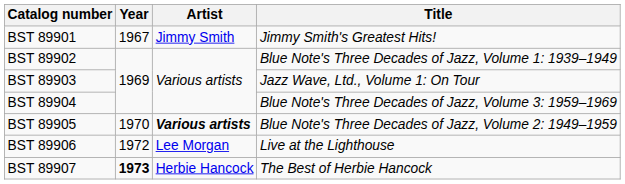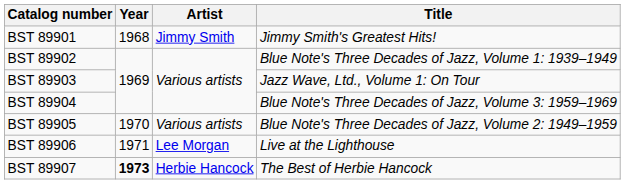(134, 37) 1967 -> (134, 37) 1968
(203, 124) bold -> (199, 124) normal
(134, 146) 1972 -> (134, 146) 1971
